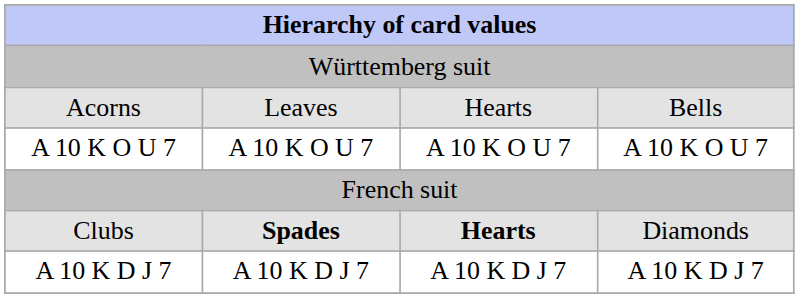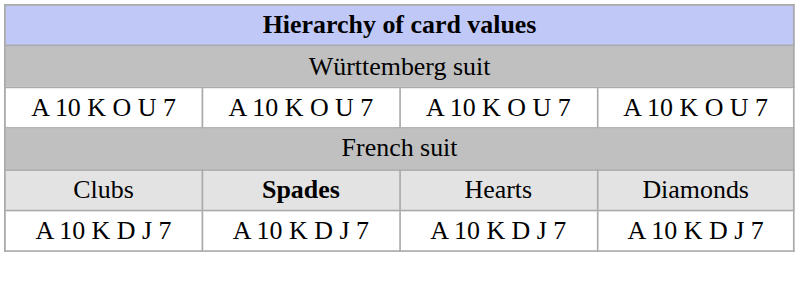- row: (104, 107)
(498, 230) bold -> (498, 189) normal
